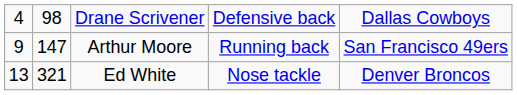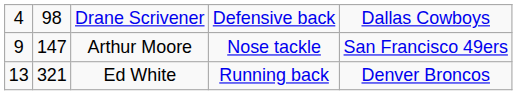(274, 47) Running back -> (274, 47) Nose tackle
(274, 75) Nose tackle -> (274, 75) Running back
